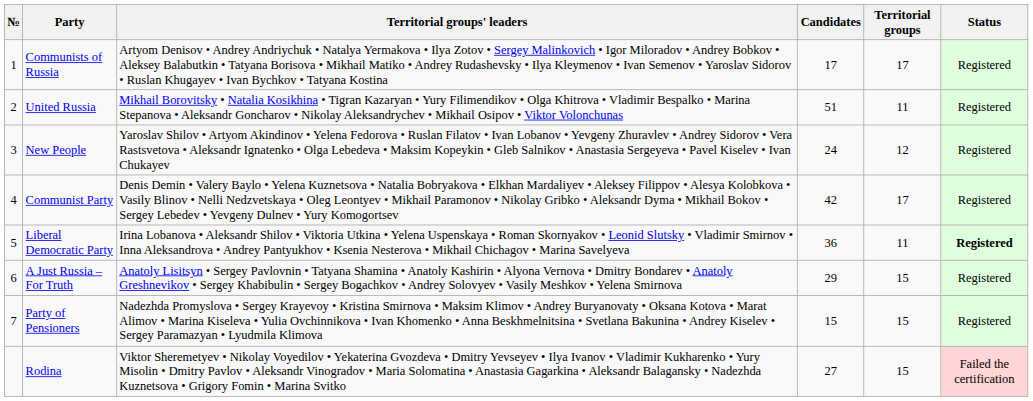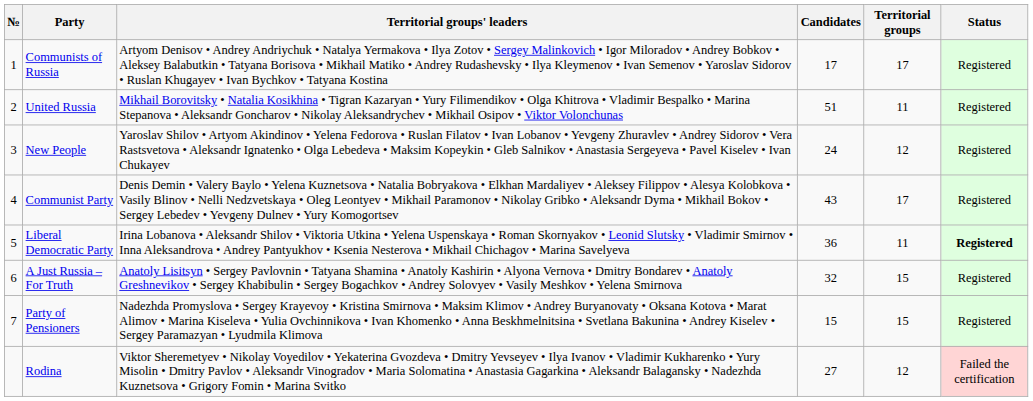(831, 200) 42 -> (831, 200) 43
(831, 278) 29 -> (831, 278) 32
(902, 371) 15 -> (902, 371) 12
